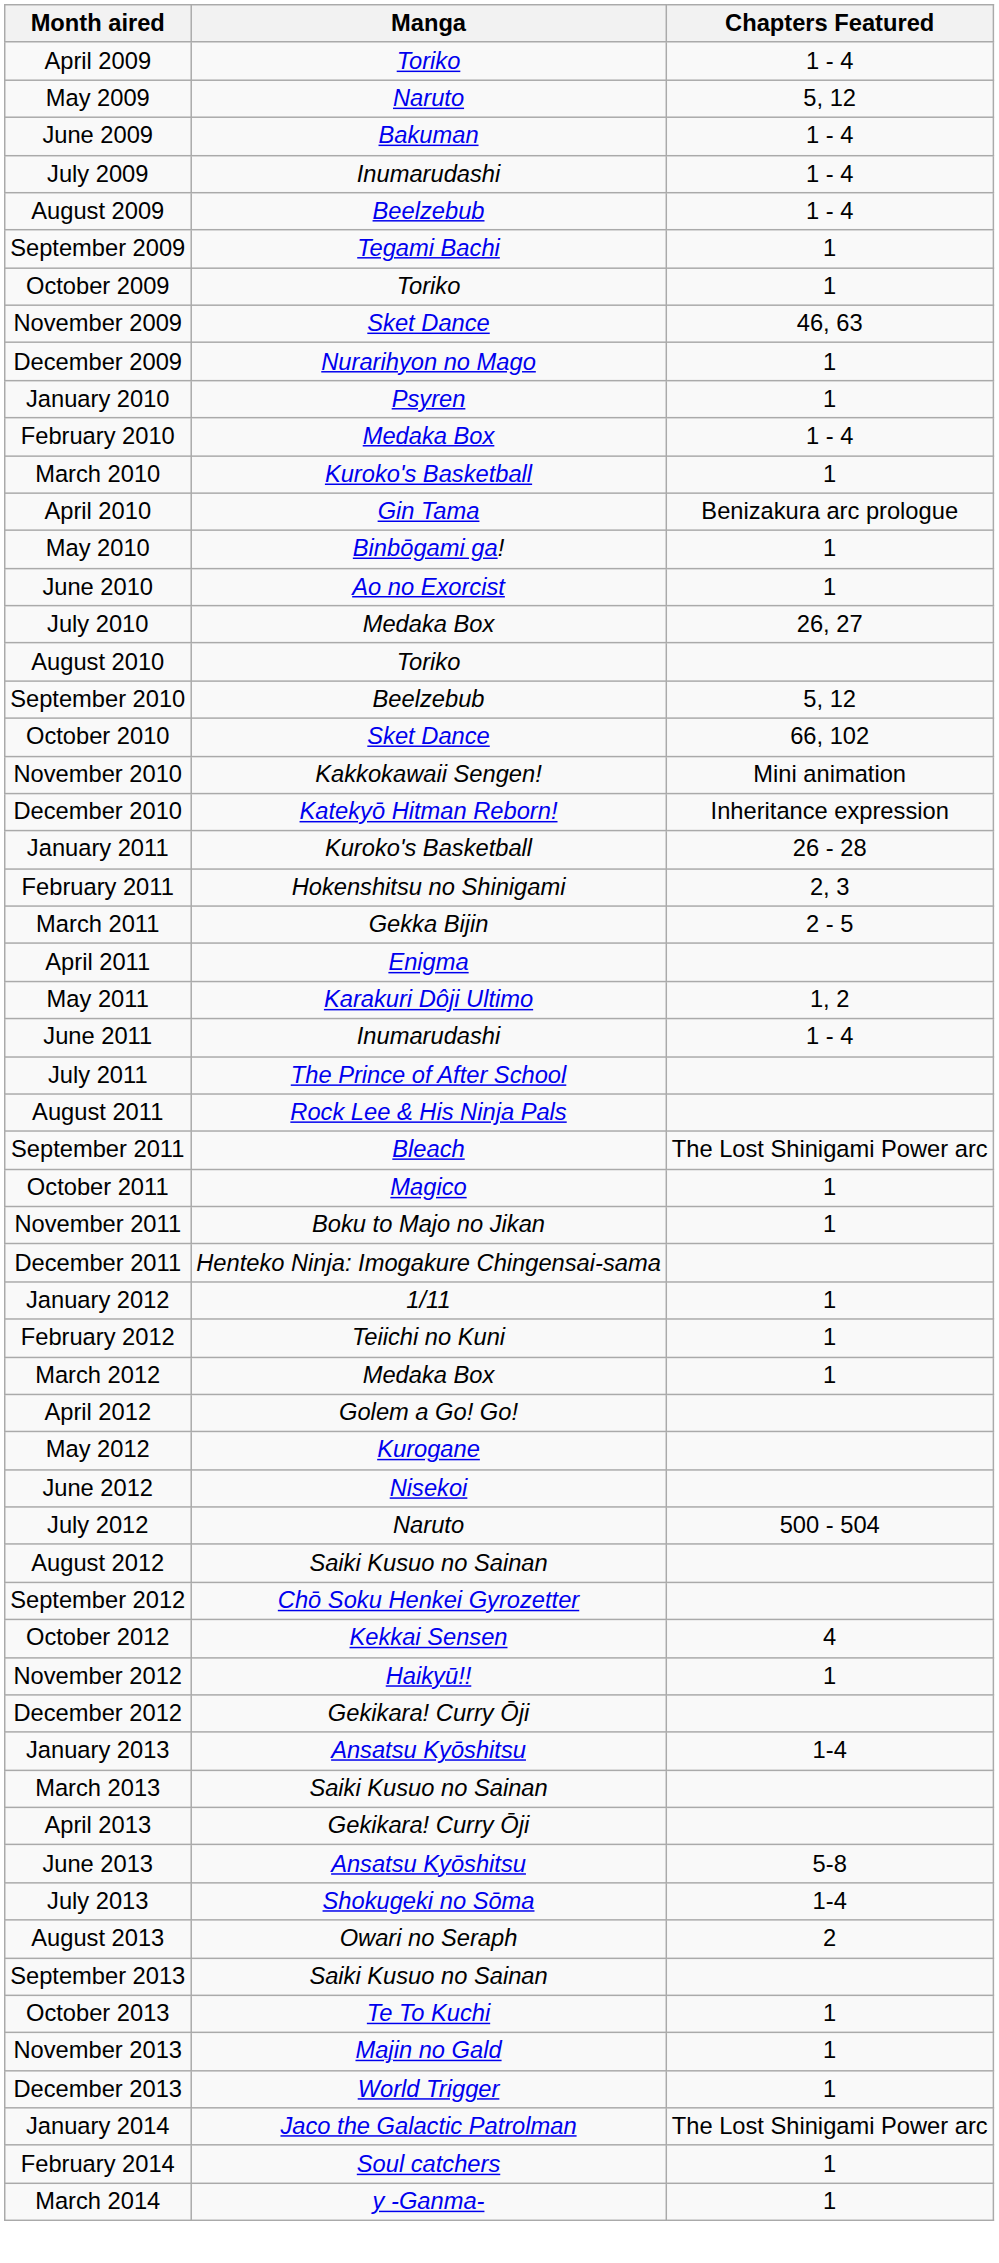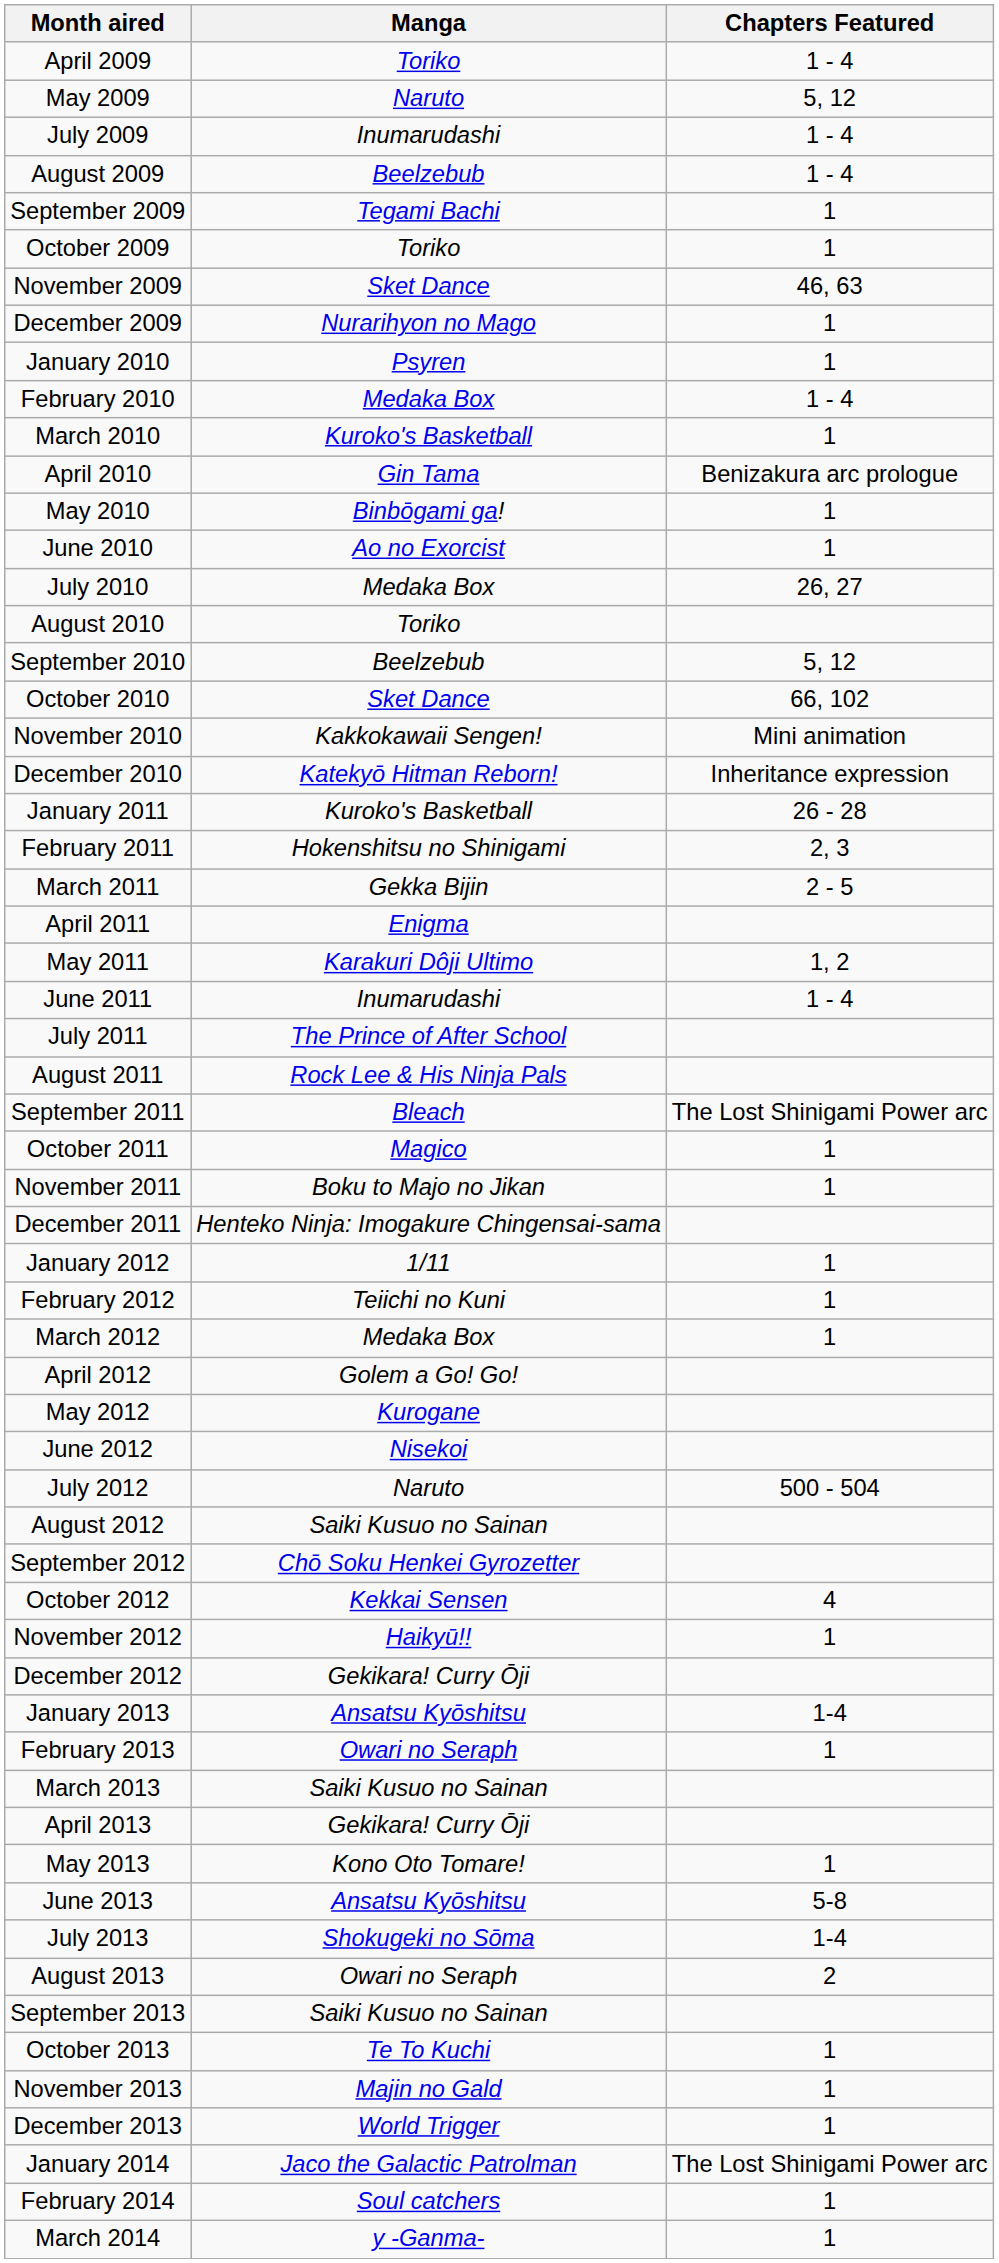- row: (98, 135)
+ row: (98, 1750)
+ row: (98, 1863)
